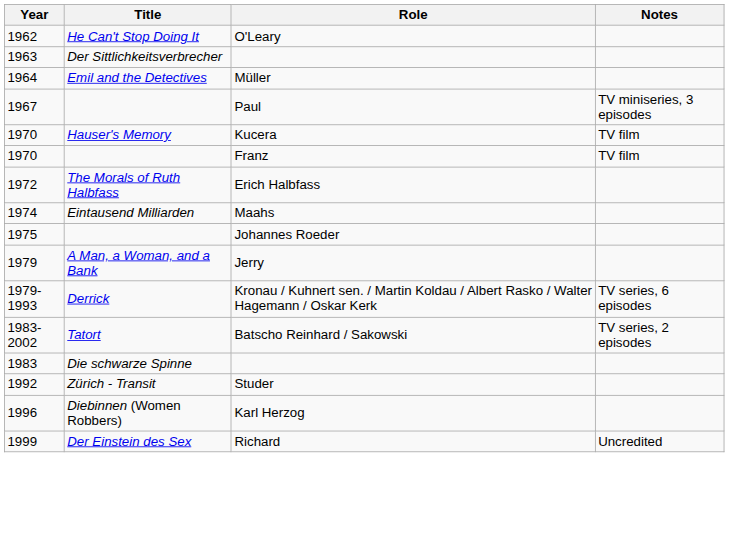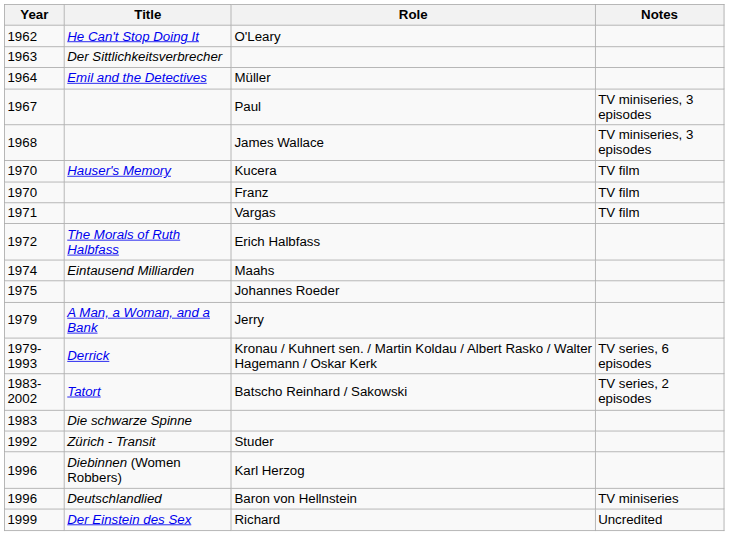+ row: (22, 142)
+ row: (22, 213)
+ row: (22, 498)
